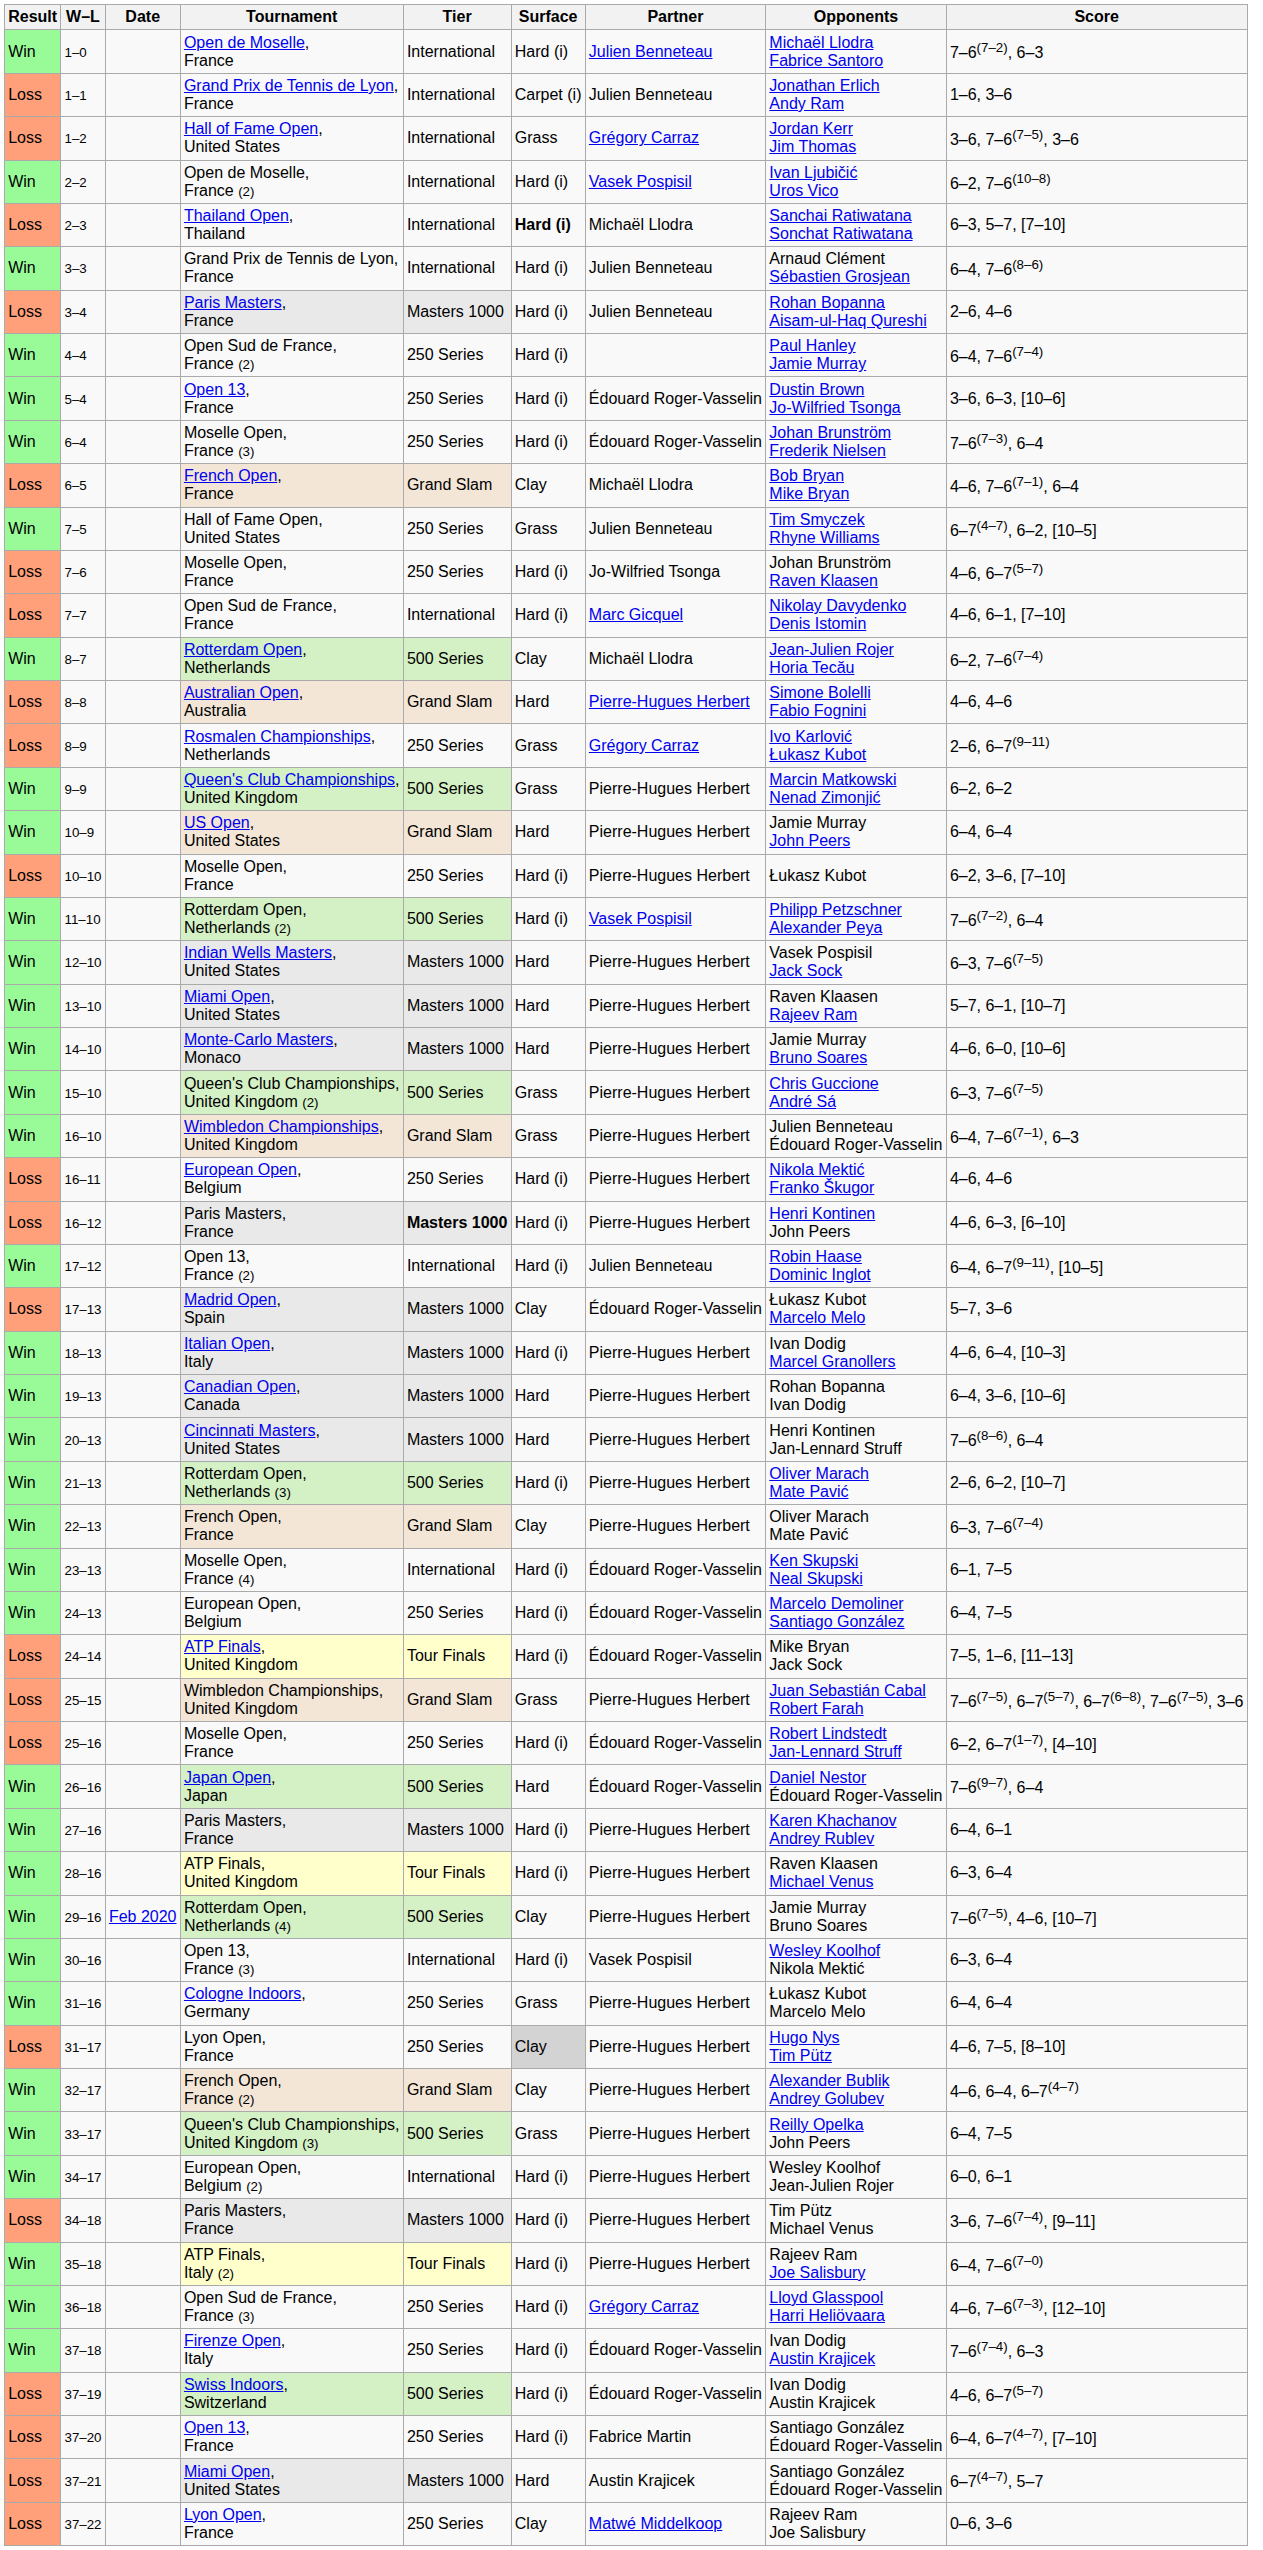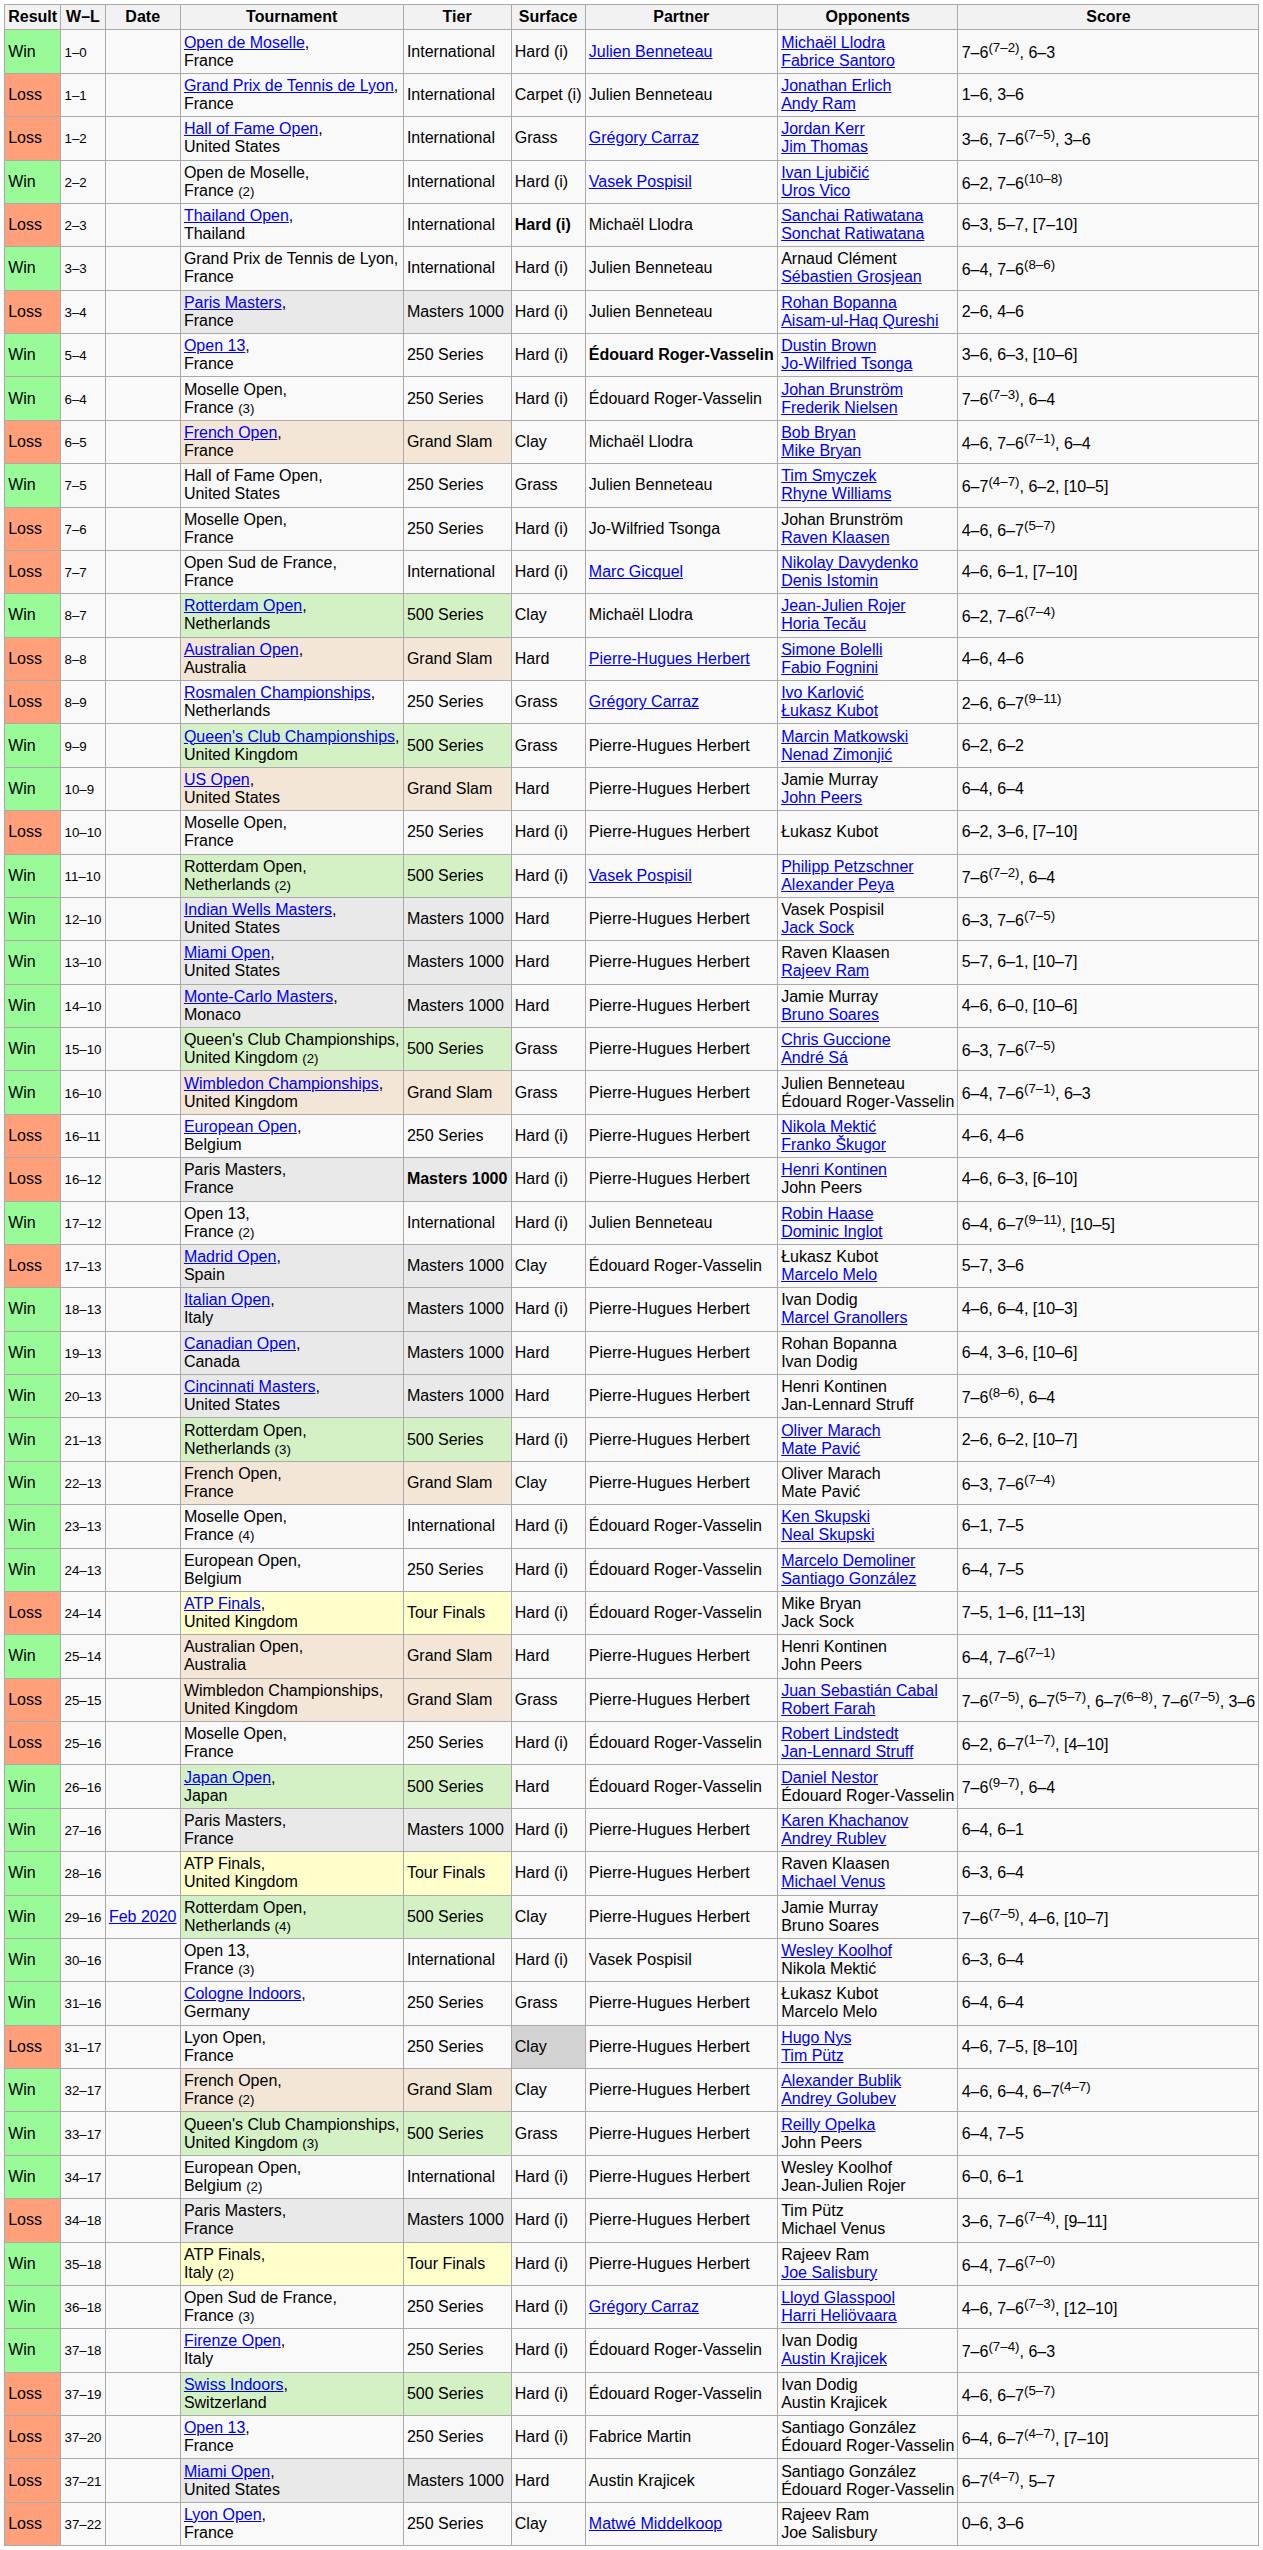- row: (76, 356)
(675, 398) normal -> (681, 355) bold
+ row: (83, 1657)
